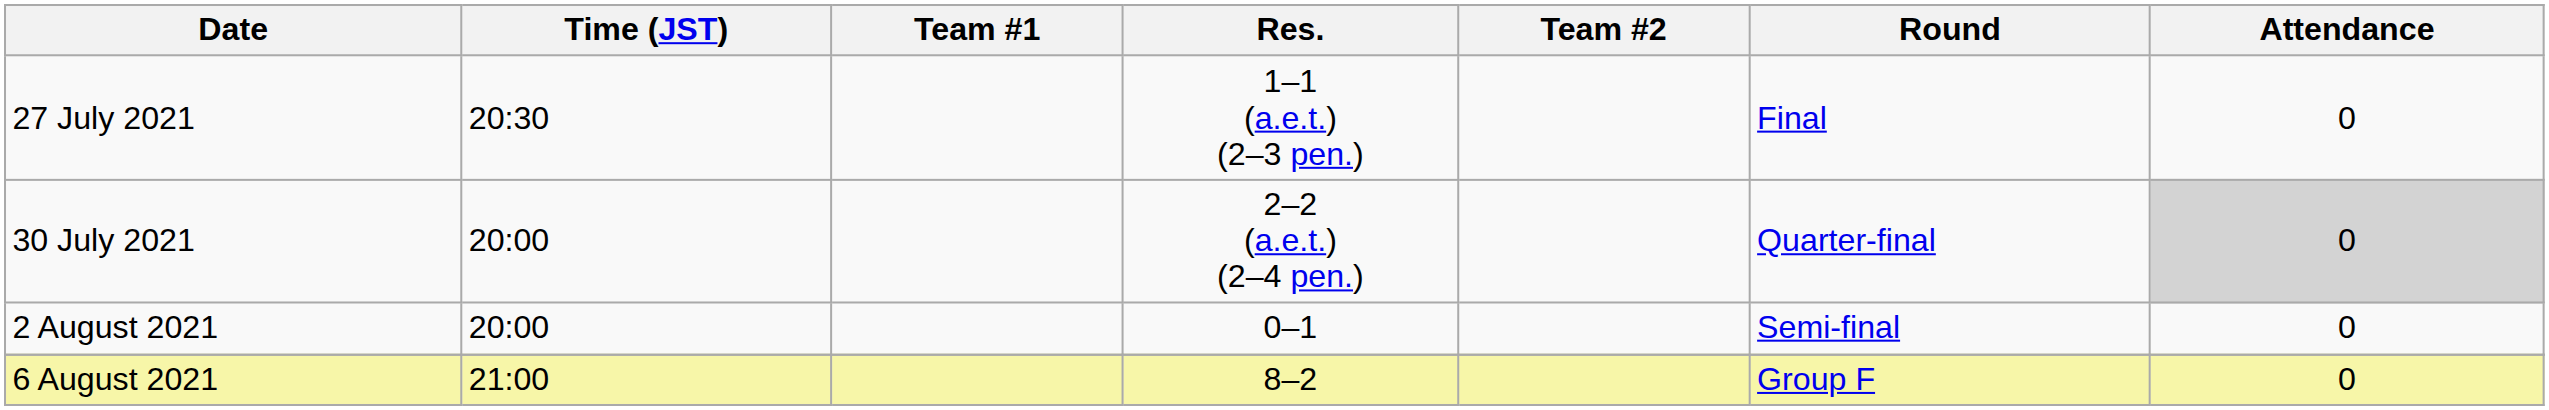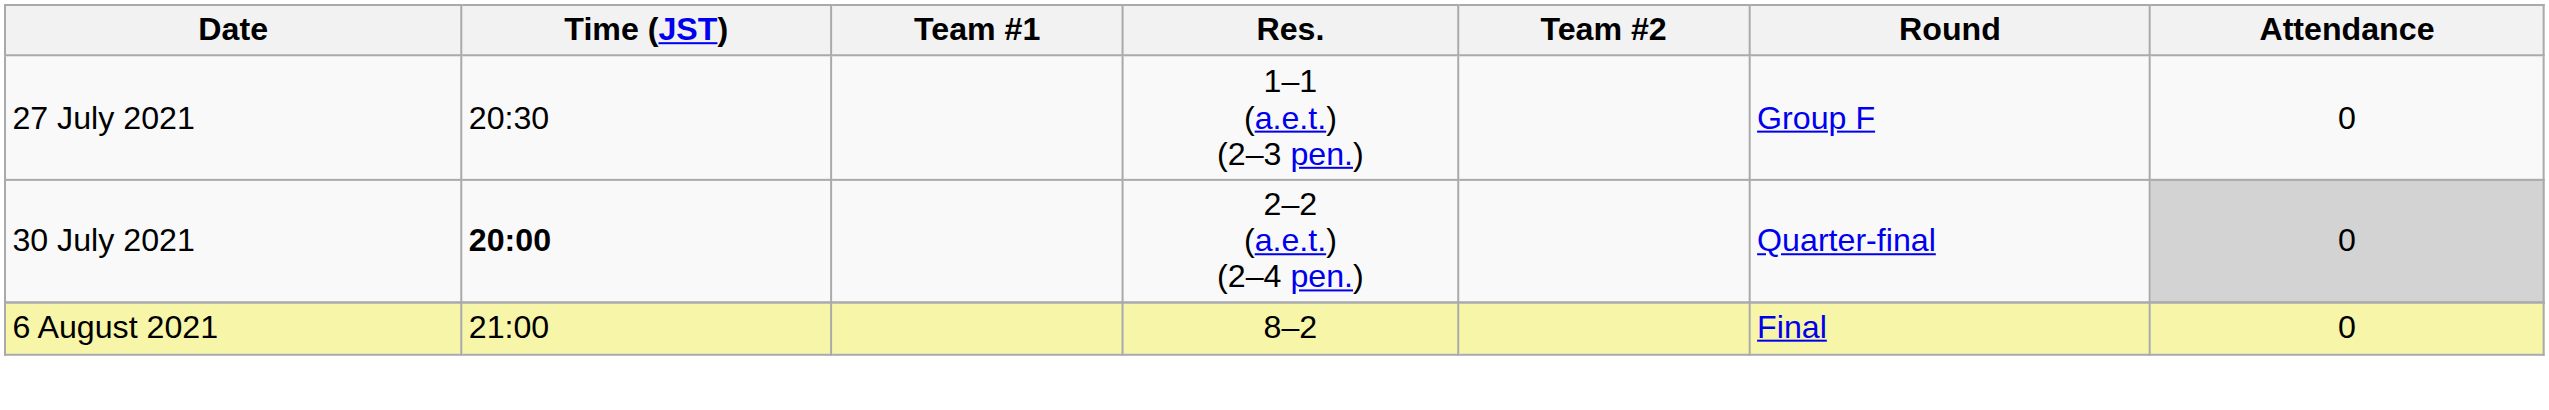(1792, 117) Final -> (1816, 117) Group F
(509, 240) normal -> (510, 240) bold
- row: (115, 327)
(1816, 378) Group F -> (1792, 327) Final
